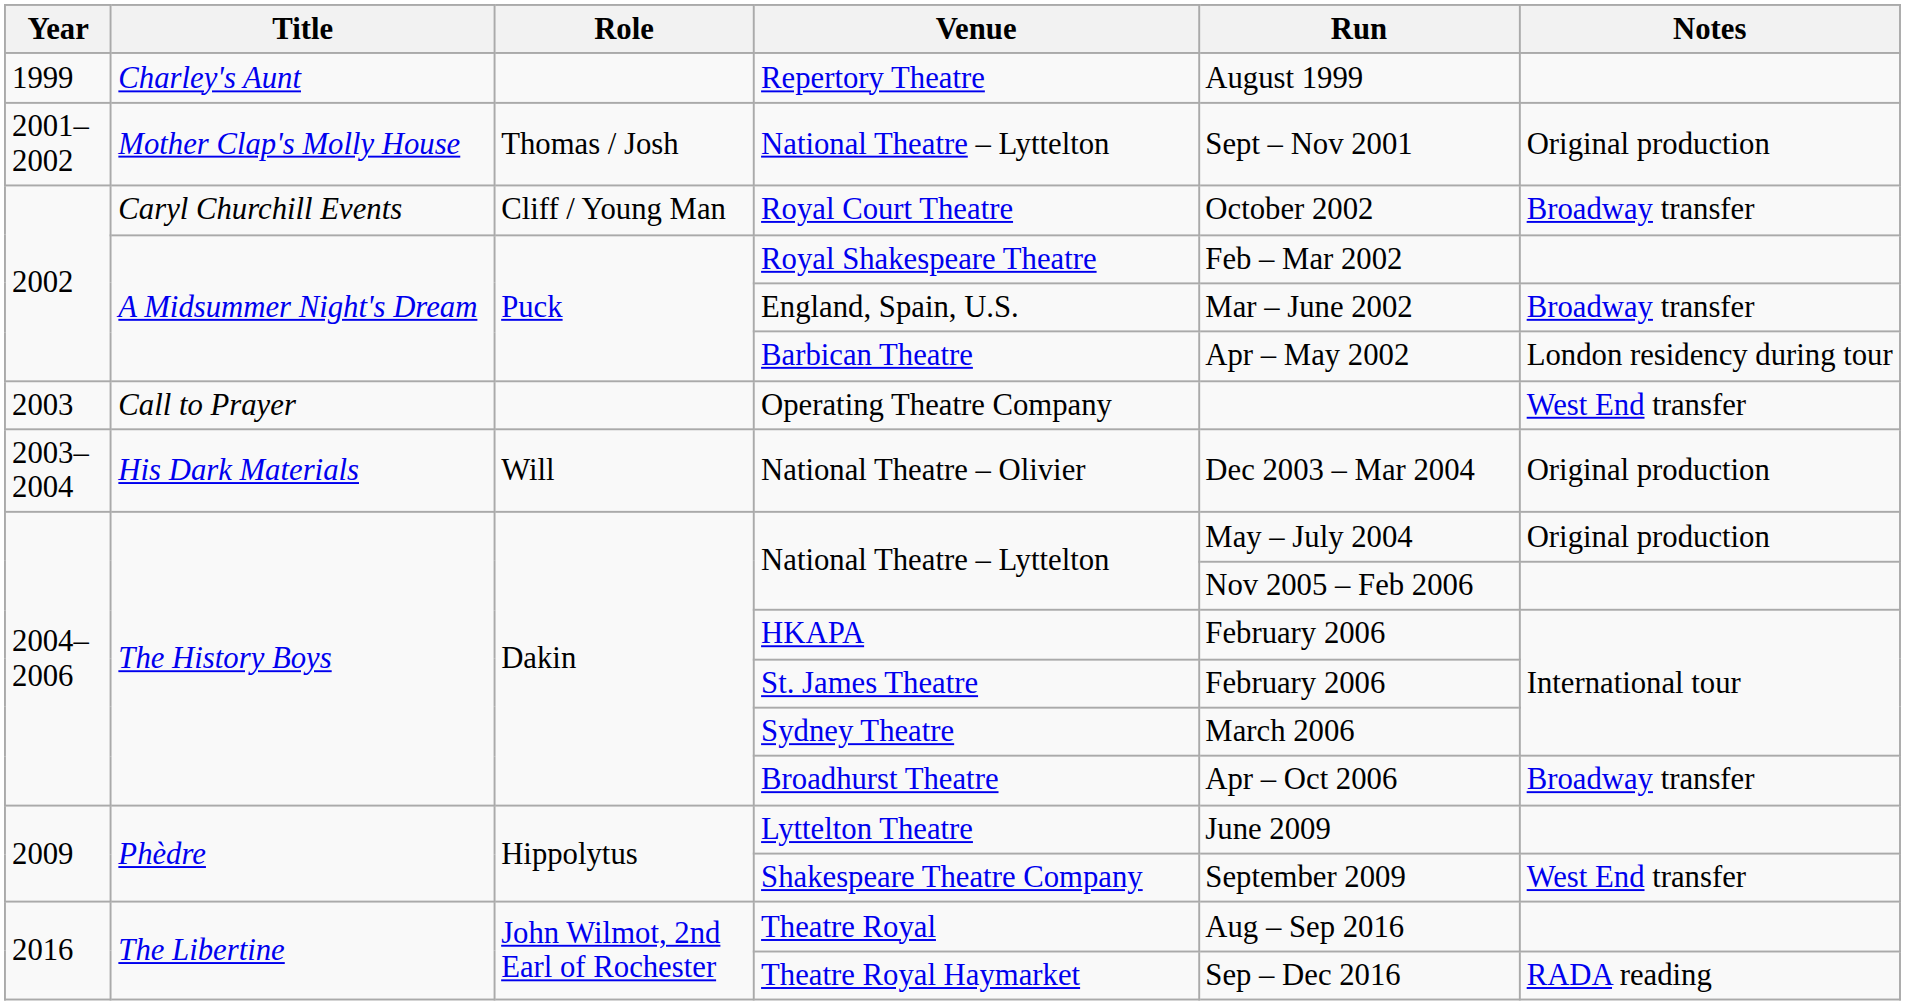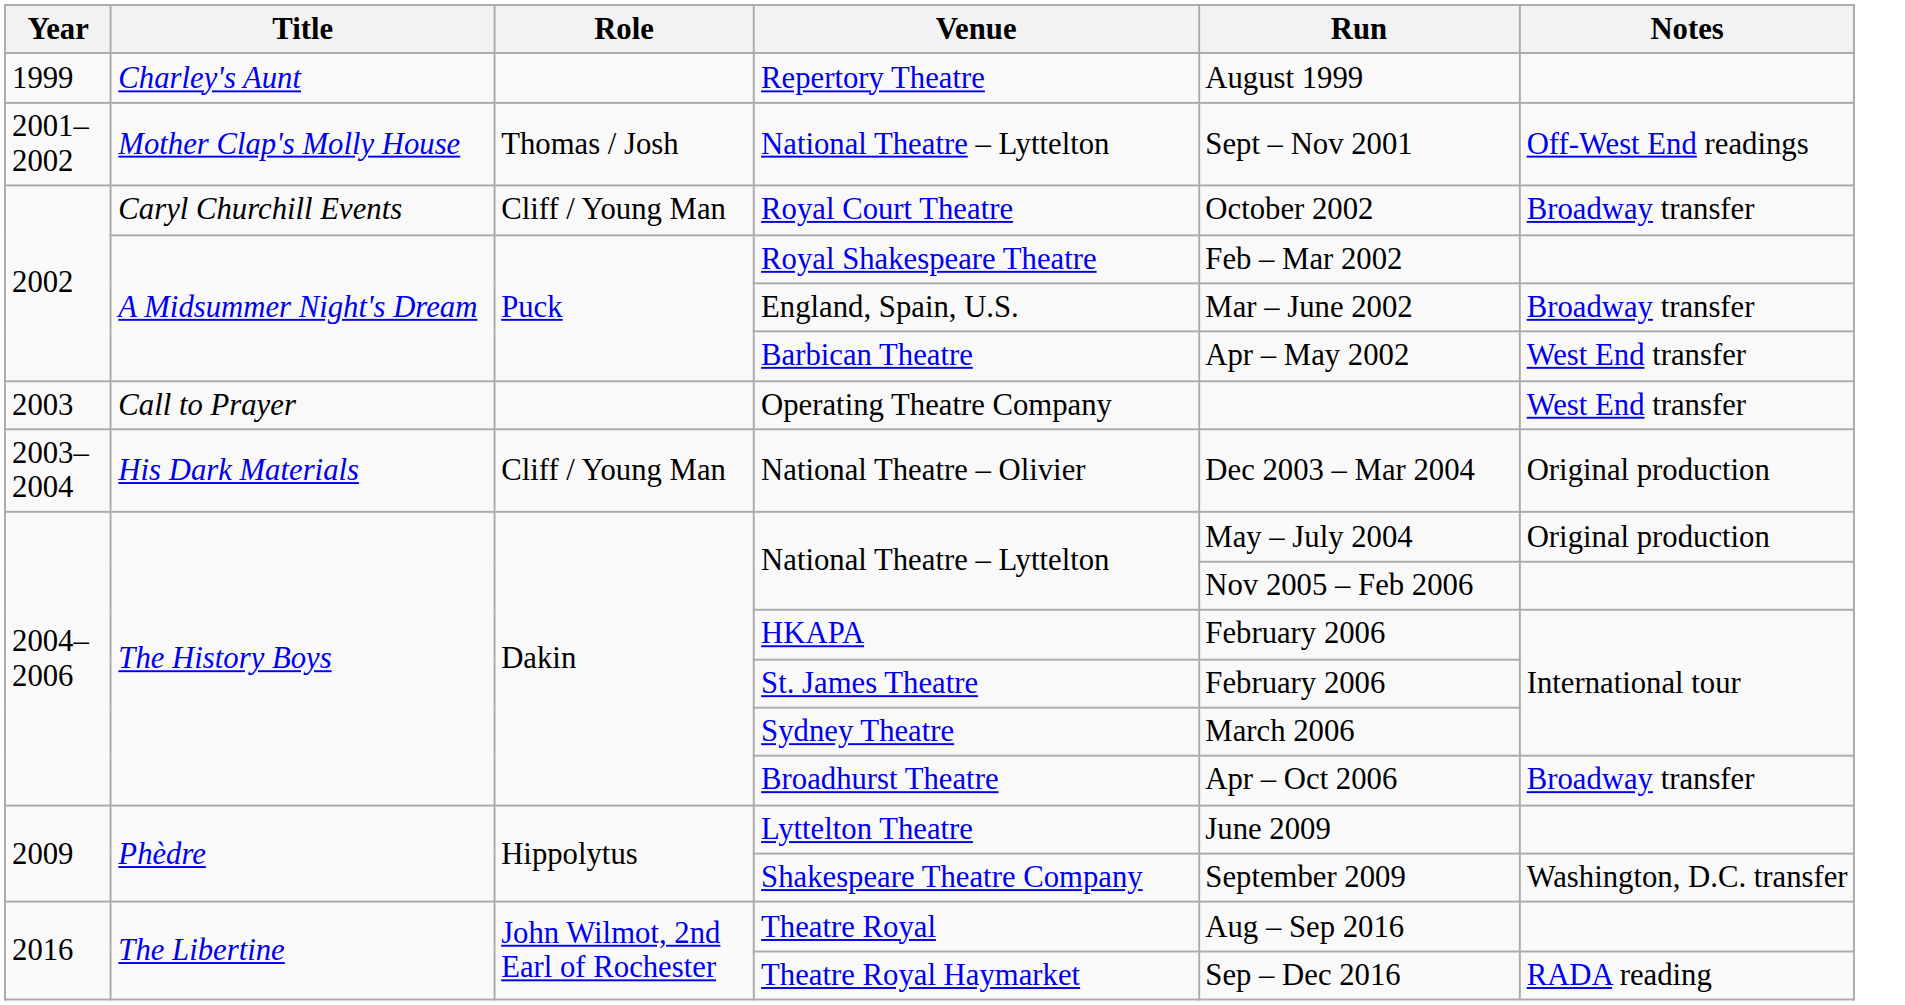(1648, 143) Original production -> (1668, 143) Off-West End readings
(1710, 355) London residency during tour -> (1636, 355) West End transfer
(528, 470) Will -> (614, 470) Cliff / Young Man
(1636, 877) West End transfer -> (1687, 877) Washington, D.C. transfer
